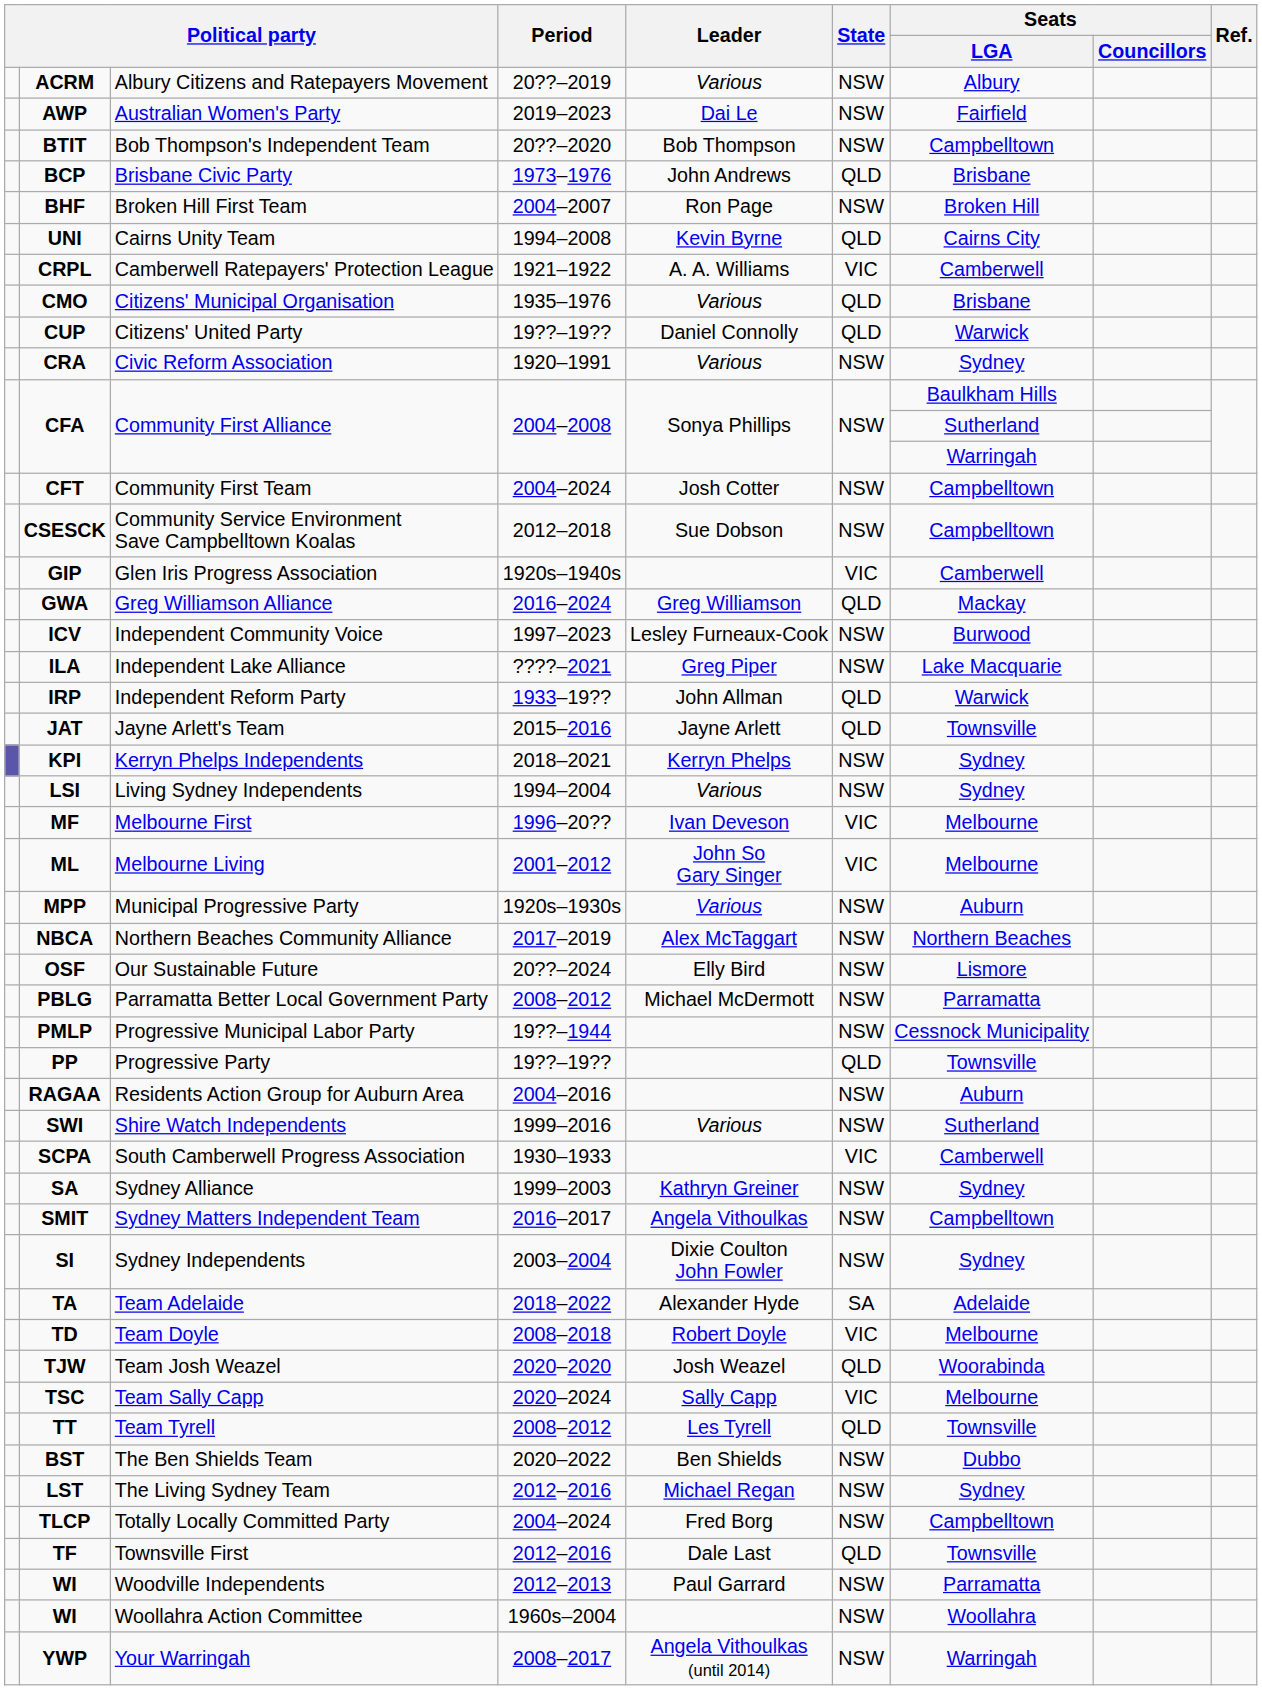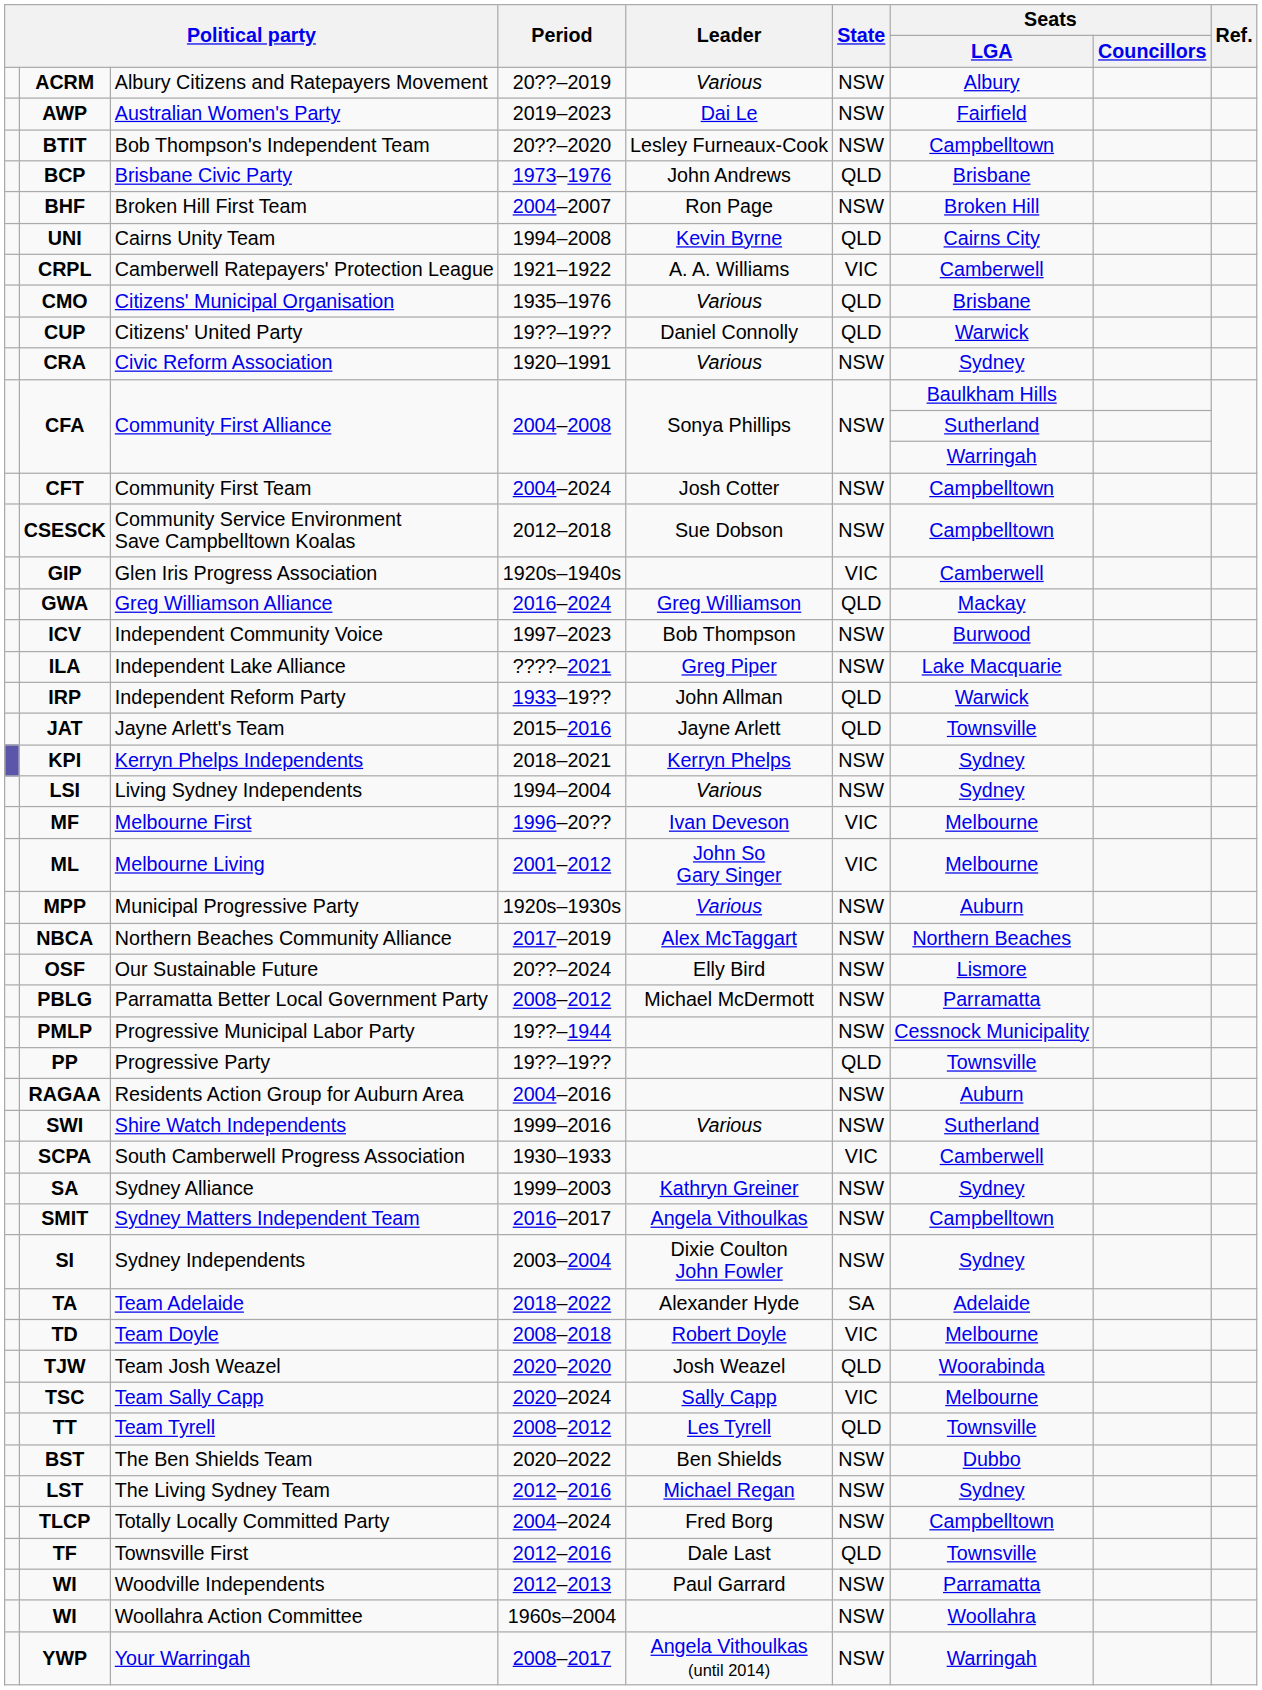(729, 144) Bob Thompson -> (729, 144) Lesley Furneaux-Cook
(729, 635) Lesley Furneaux-Cook -> (729, 635) Bob Thompson
